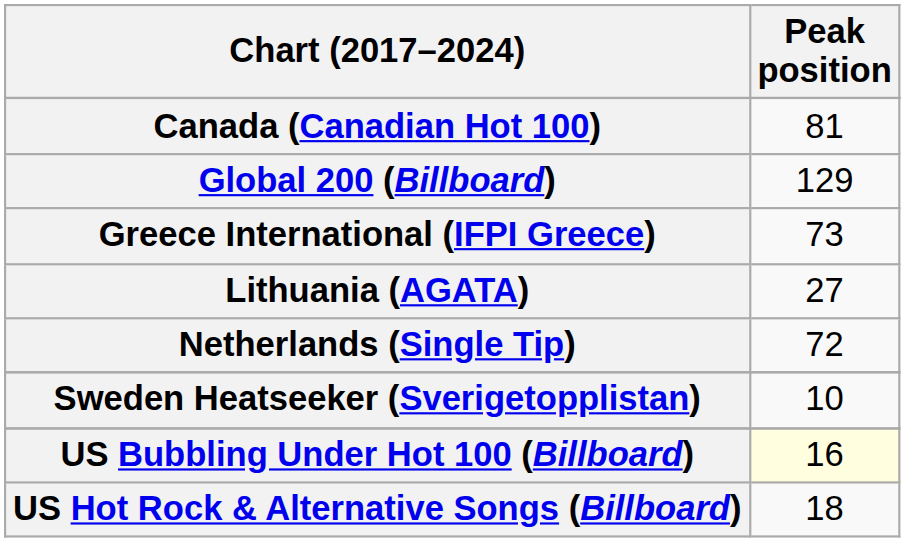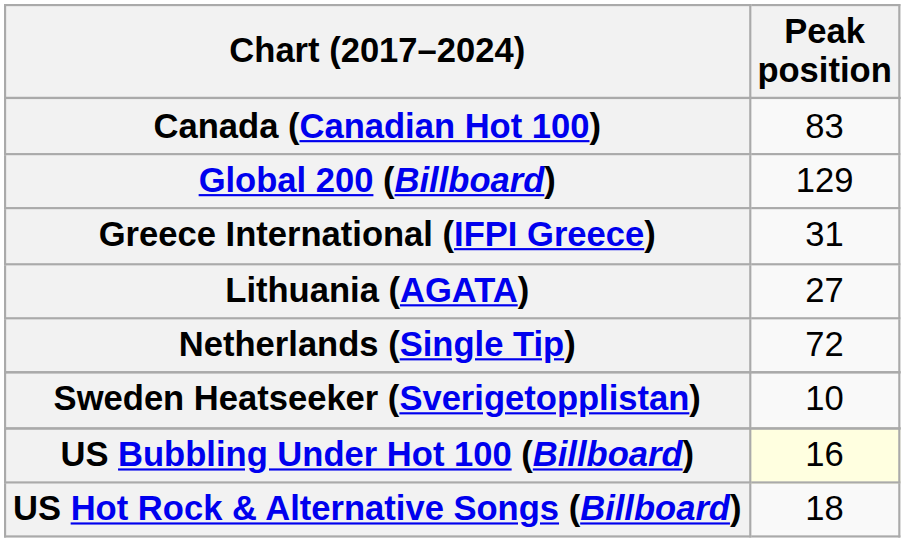(825, 125) 81 -> (825, 125) 83
(825, 235) 73 -> (825, 235) 31
